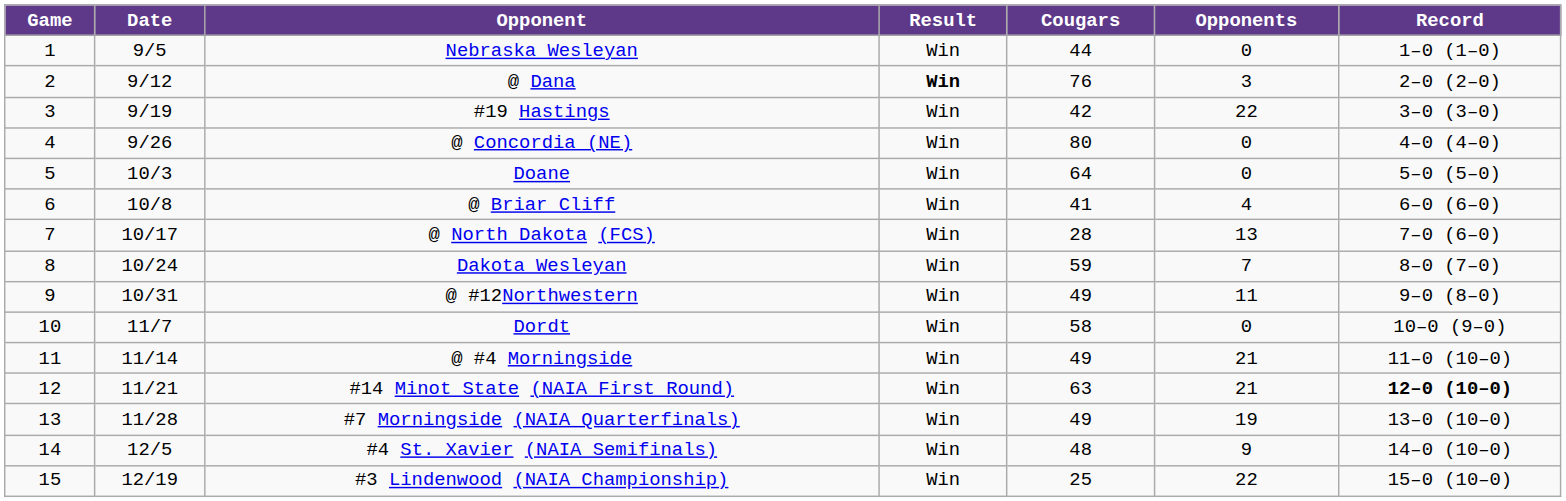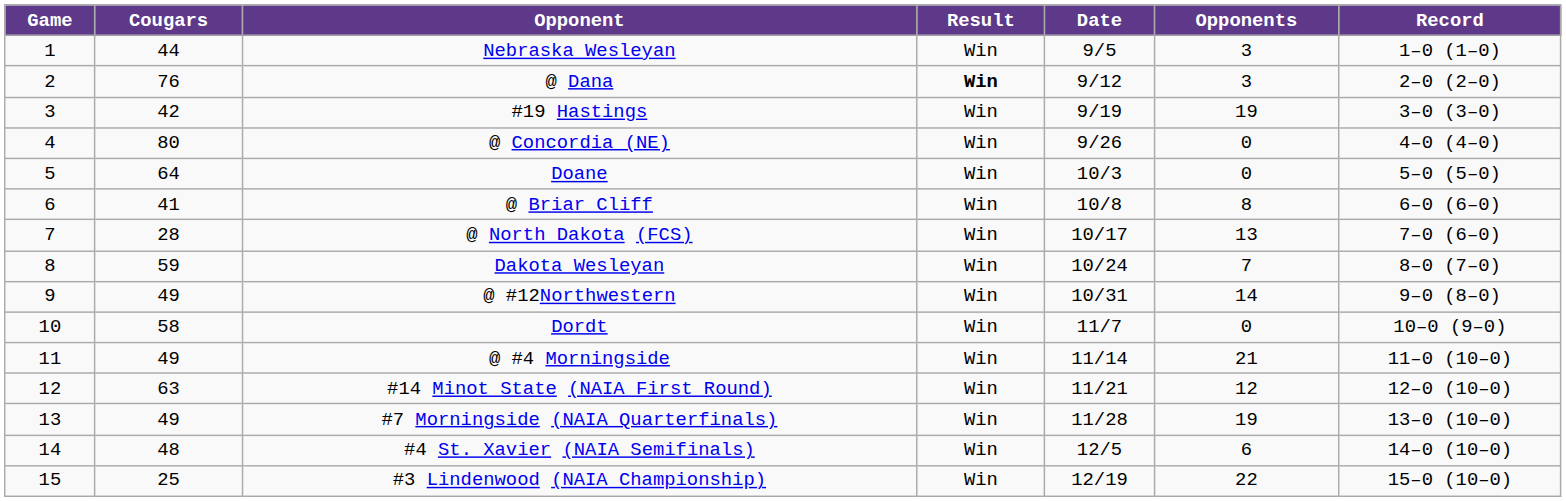columns swapped: (150, 20) <-> (1081, 20)
(1246, 51) 0 -> (1246, 51) 3
(1246, 112) 22 -> (1246, 112) 19
(1246, 204) 4 -> (1246, 204) 8
(1246, 297) 11 -> (1246, 297) 14
(1246, 389) 21 -> (1246, 389) 12
(1450, 389) bold -> (1450, 389) normal
(1246, 450) 9 -> (1246, 450) 6
